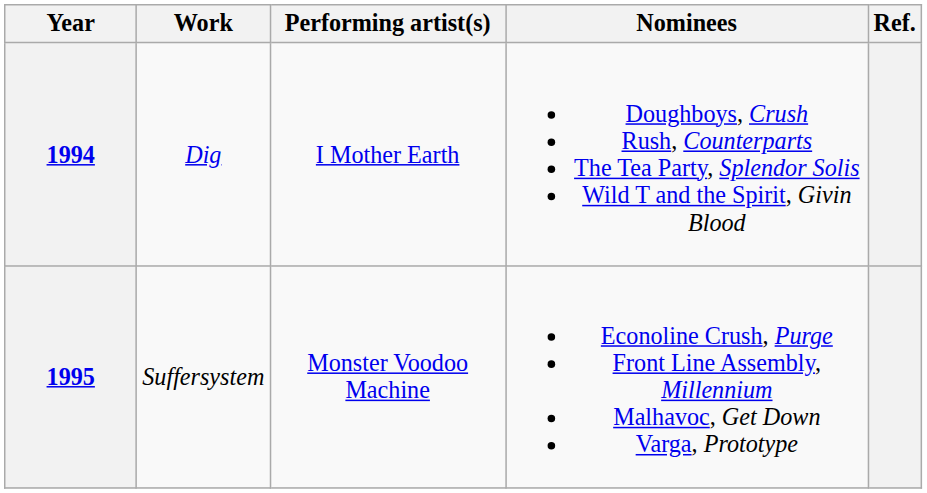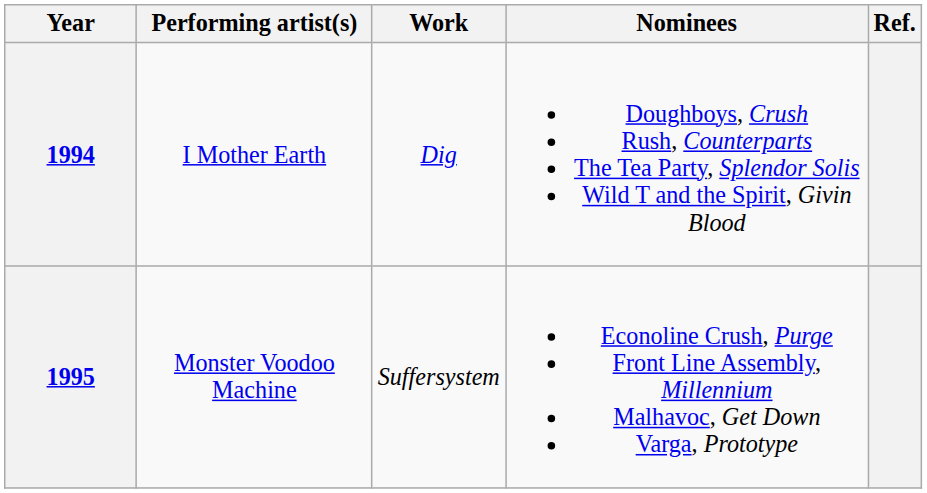columns swapped: (388, 23) <-> (203, 23)
